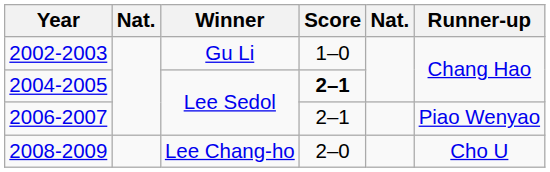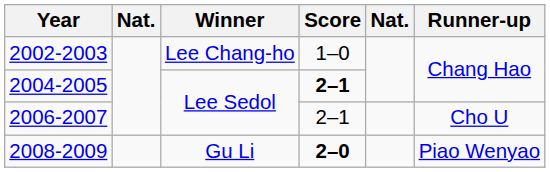(230, 53) Gu Li -> (230, 53) Lee Chang-ho
(479, 118) Piao Wenyao -> (479, 118) Cho U
(230, 150) Lee Chang-ho -> (230, 150) Gu Li
(333, 150) normal -> (333, 150) bold
(479, 150) Cho U -> (479, 150) Piao Wenyao
